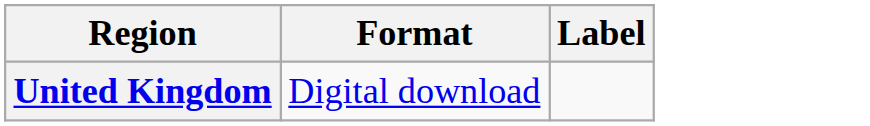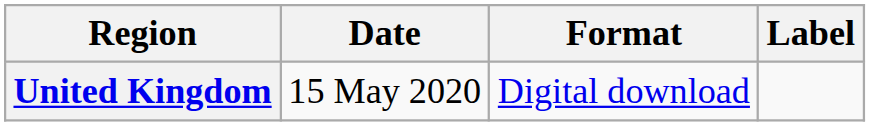+ column: (385, 33)
